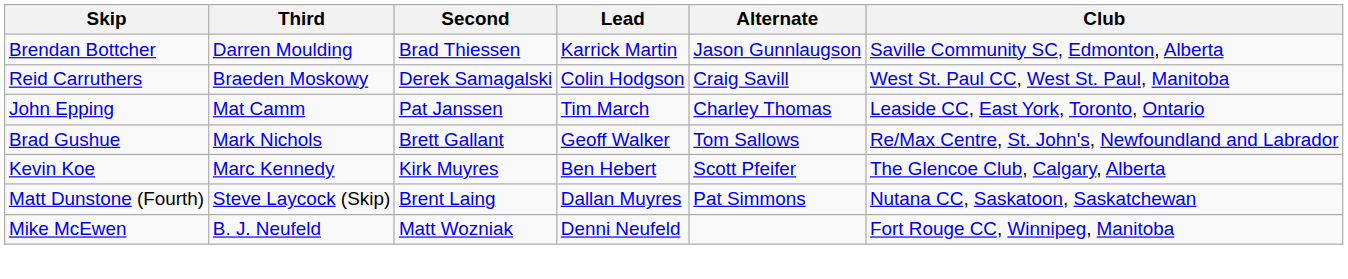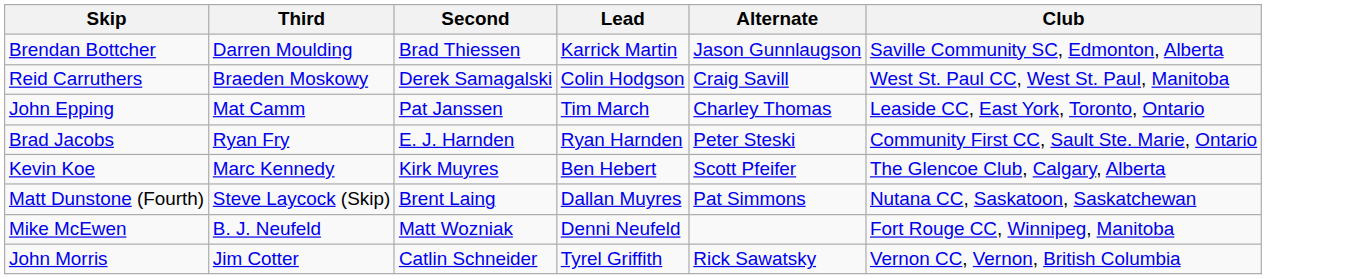- row: (65, 139)
+ row: (61, 139)
+ row: (58, 259)
